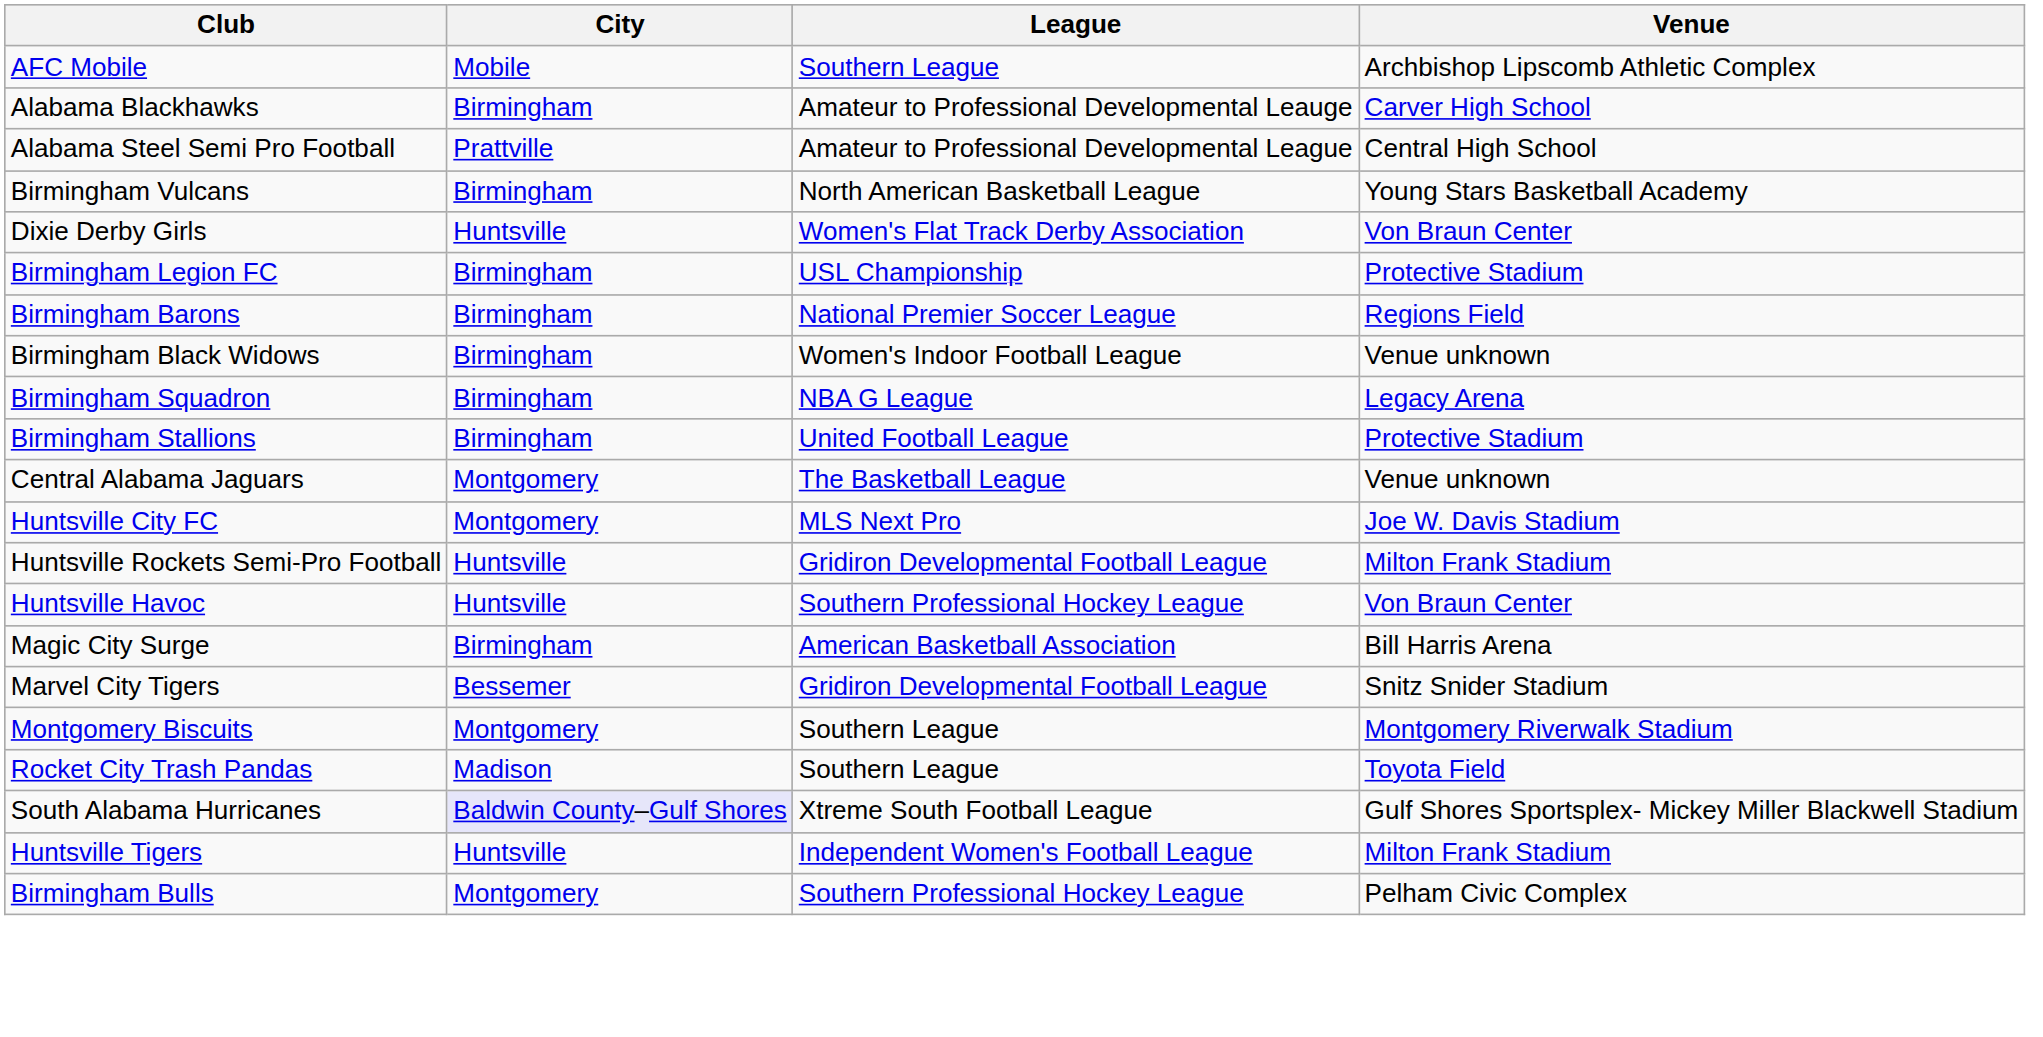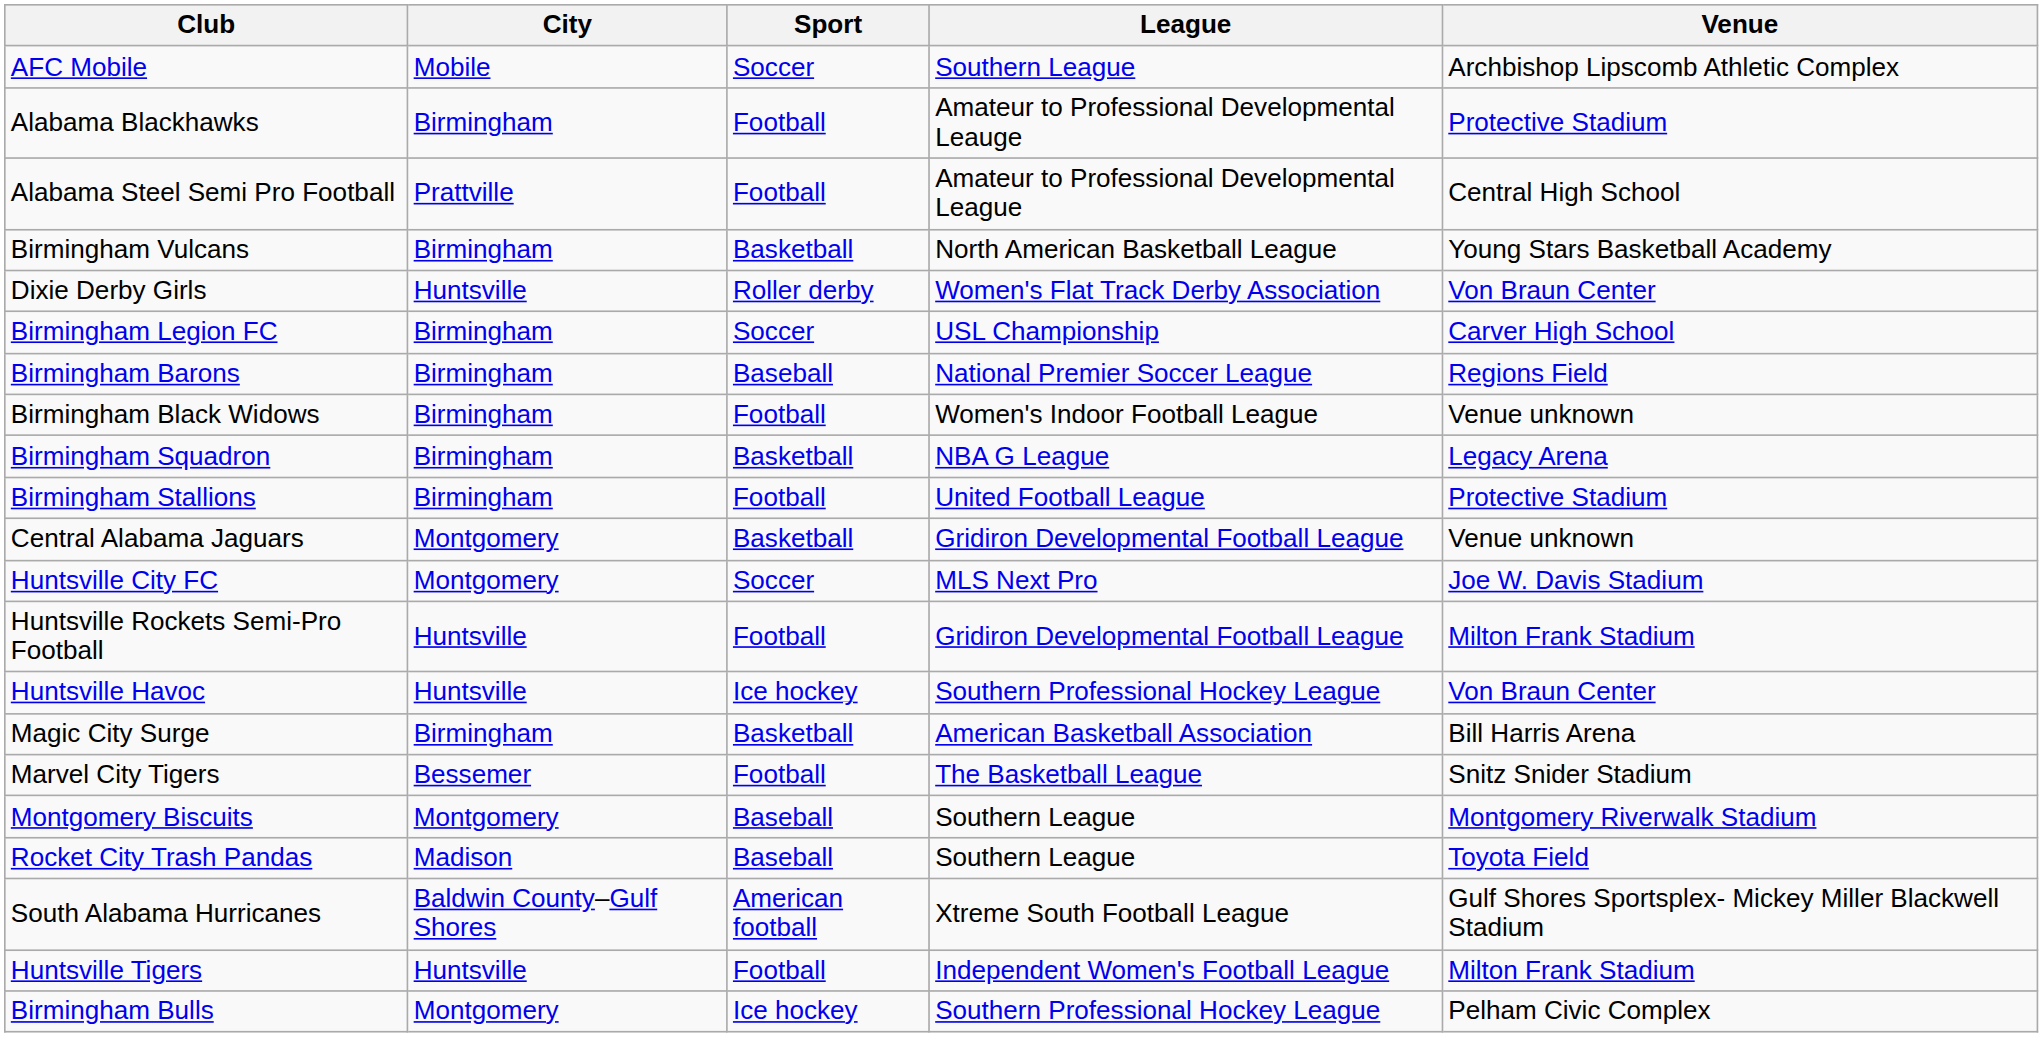+ column: (828, 25)
(1478, 107) Carver High School -> (1558, 122) Protective Stadium
(1474, 273) Protective Stadium -> (1561, 332) Carver High School
(932, 480) The Basketball League -> (1169, 538) Gridiron Developmental Football League
(1033, 686) Gridiron Developmental Football League -> (1069, 774) The Basketball League
(620, 811) lavender background -> (535, 913) no background
